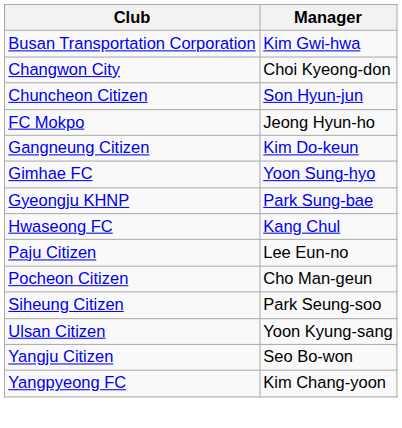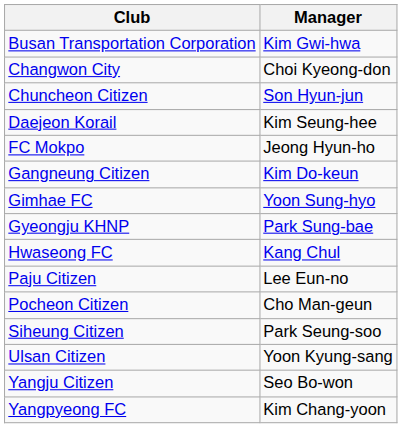+ row: (62, 122)
